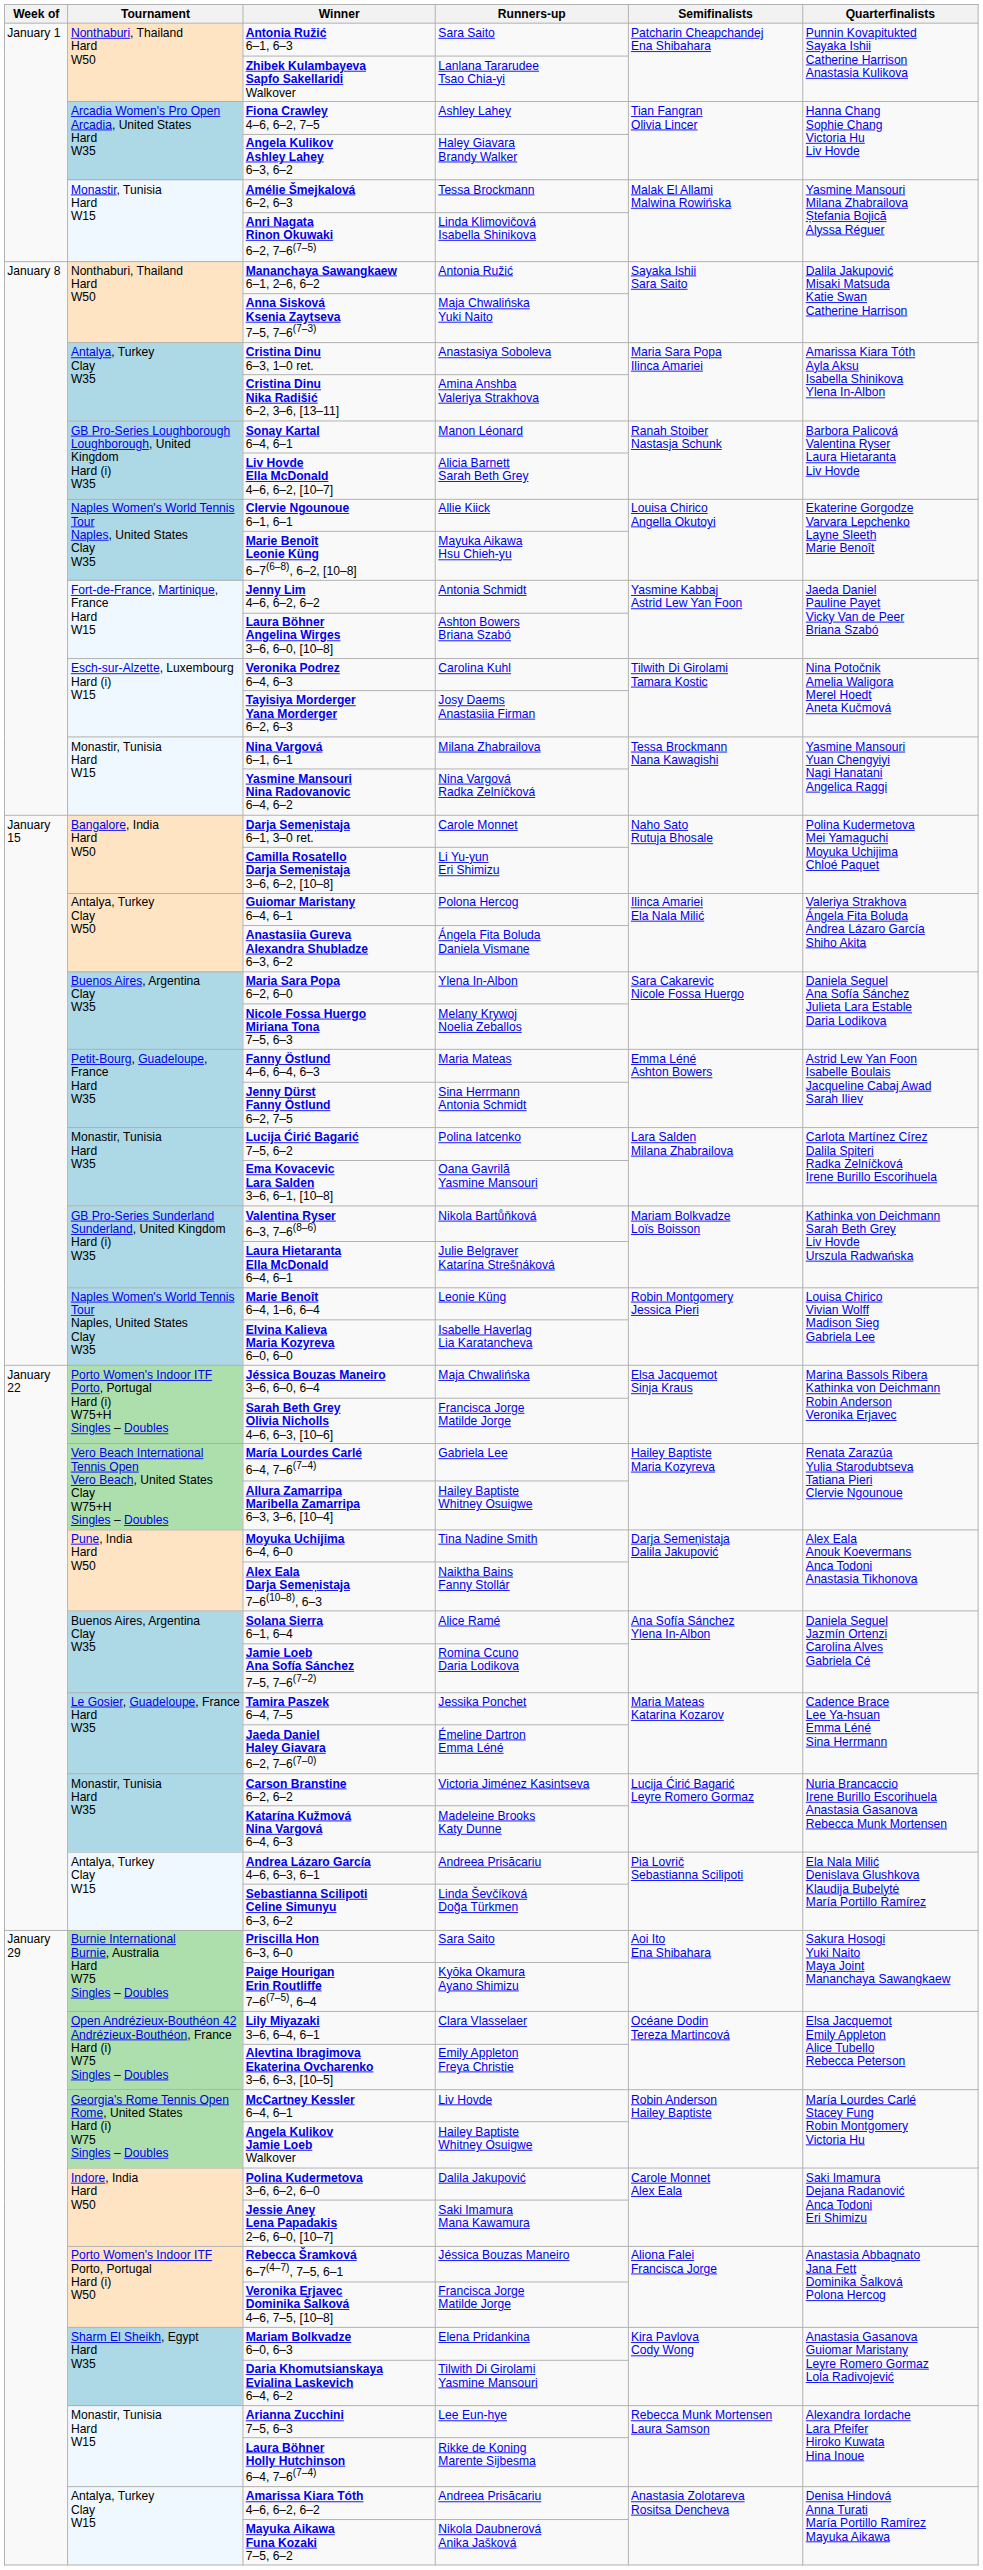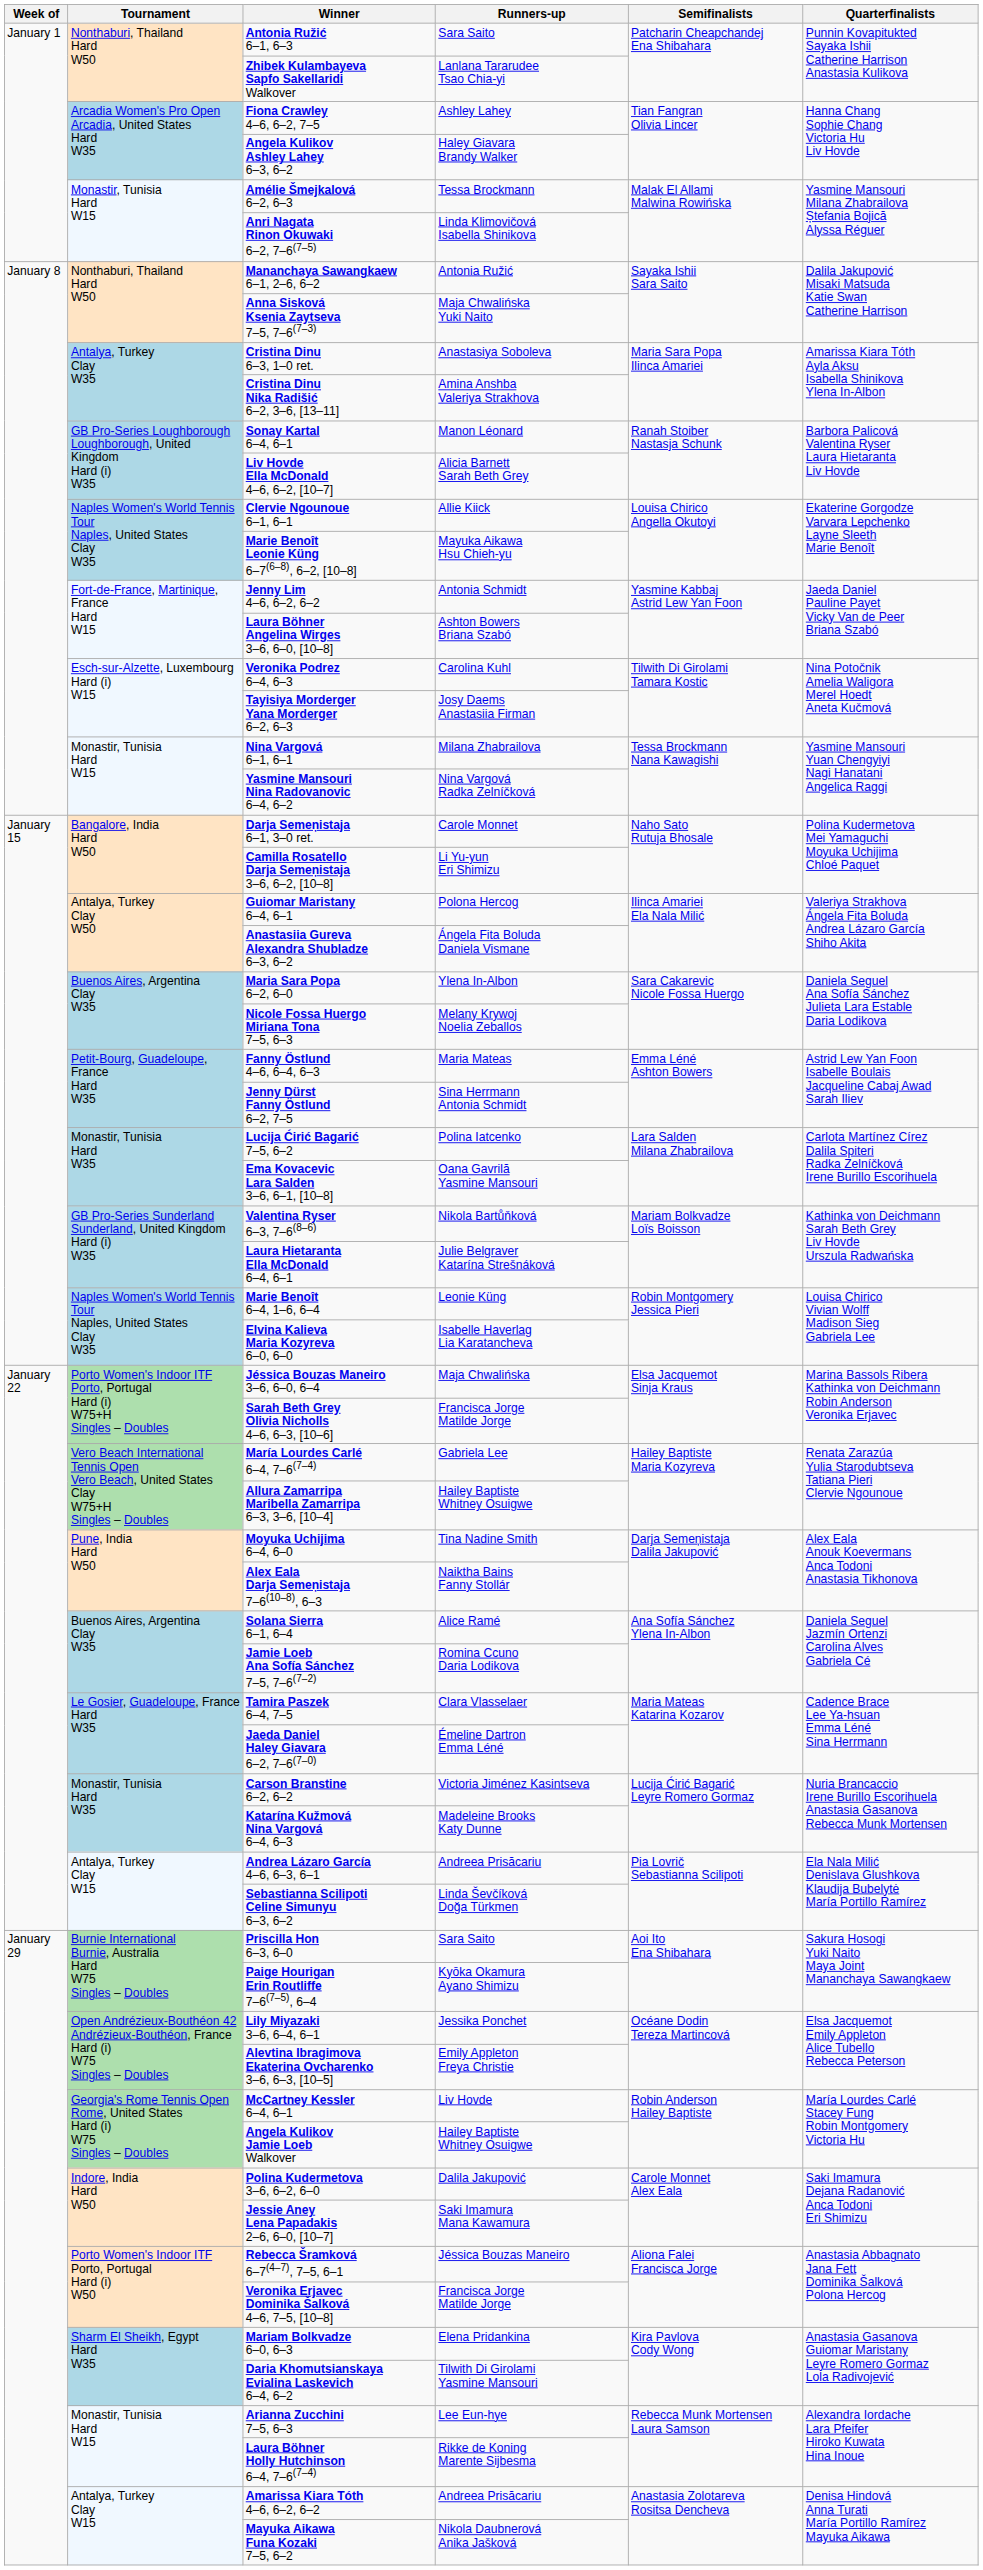(482, 1702) Jessika Ponchet -> (483, 1702) Clara Vlasselaer
(483, 2021) Clara Vlasselaer -> (482, 2021) Jessika Ponchet
